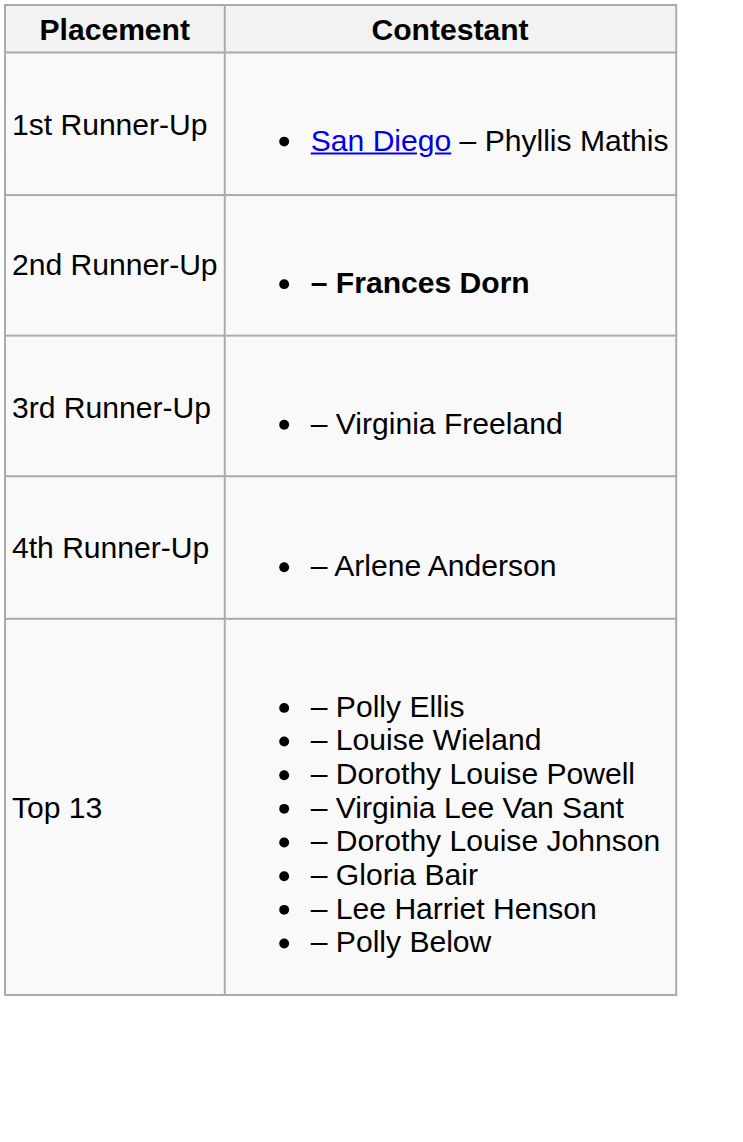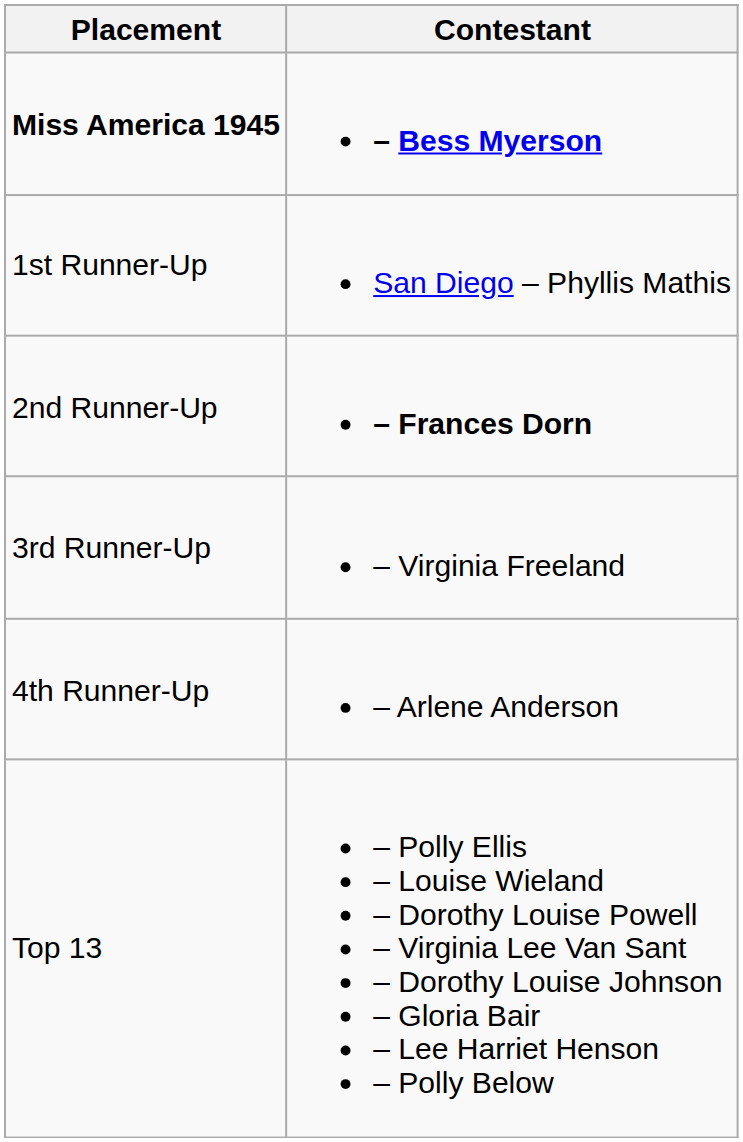+ row: (146, 124)
